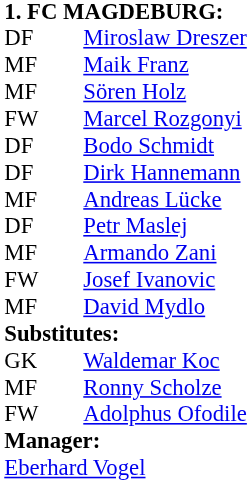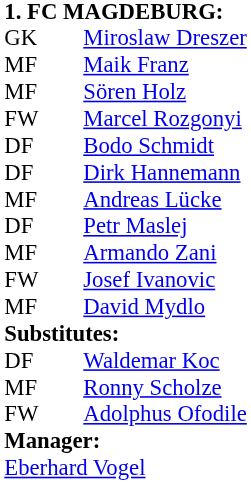(19, 38) DF -> (21, 38) GK
(21, 360) GK -> (19, 360) DF
